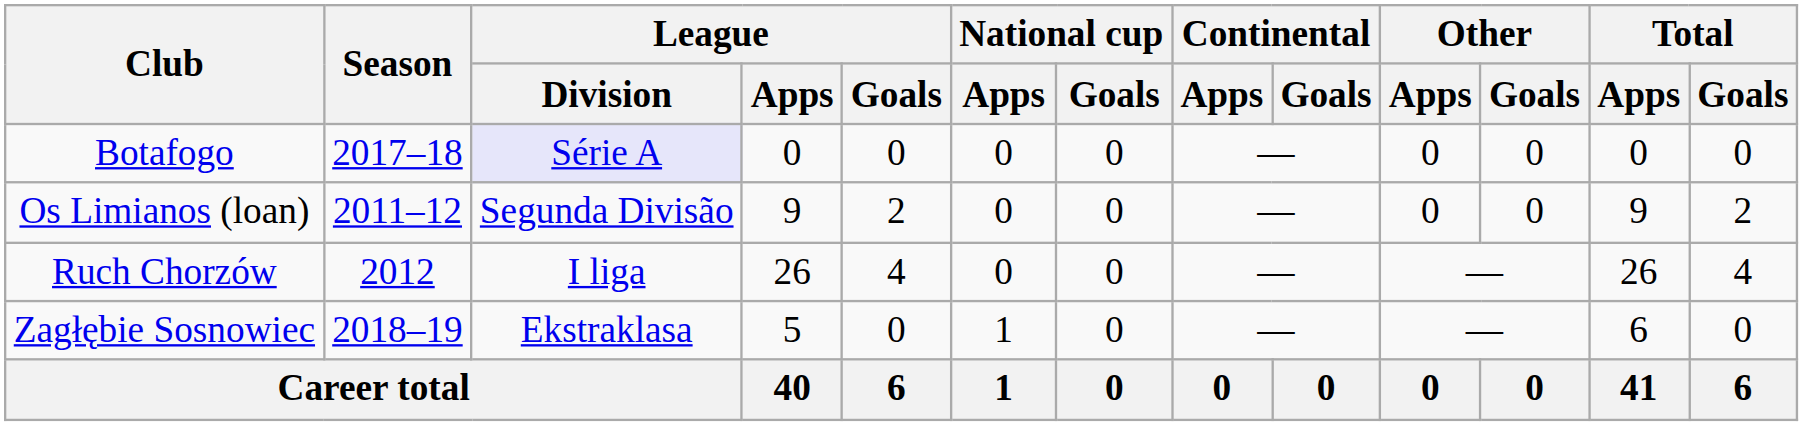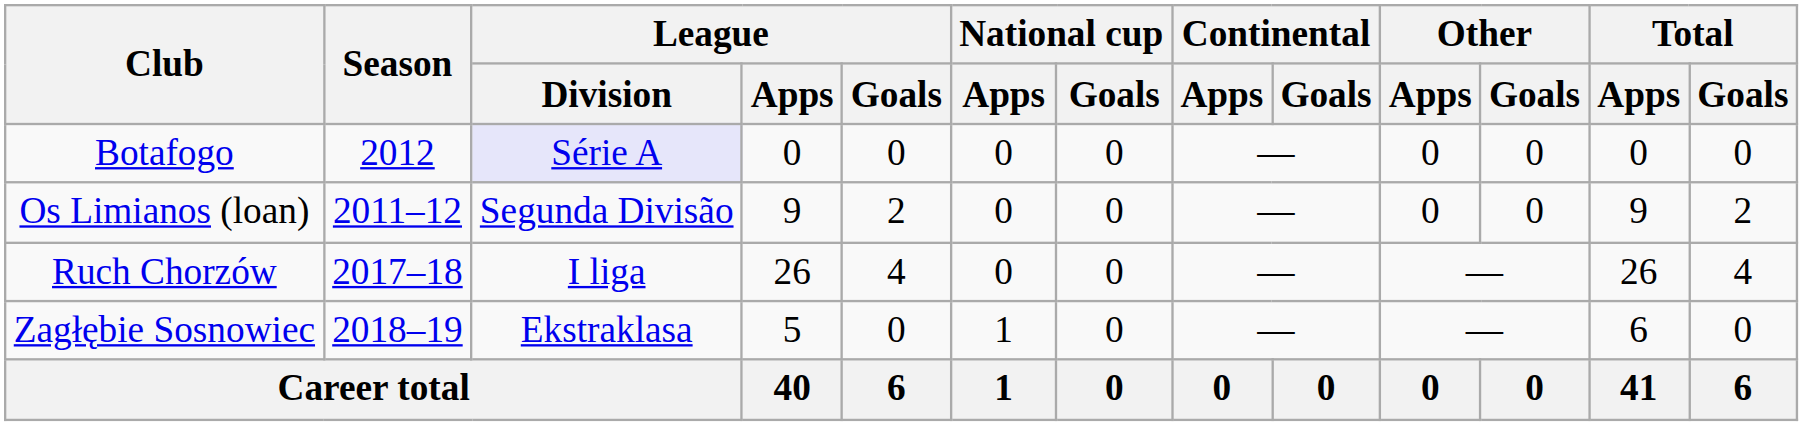(397, 152) 2017–18 -> (397, 152) 2012
(397, 270) 2012 -> (397, 270) 2017–18
